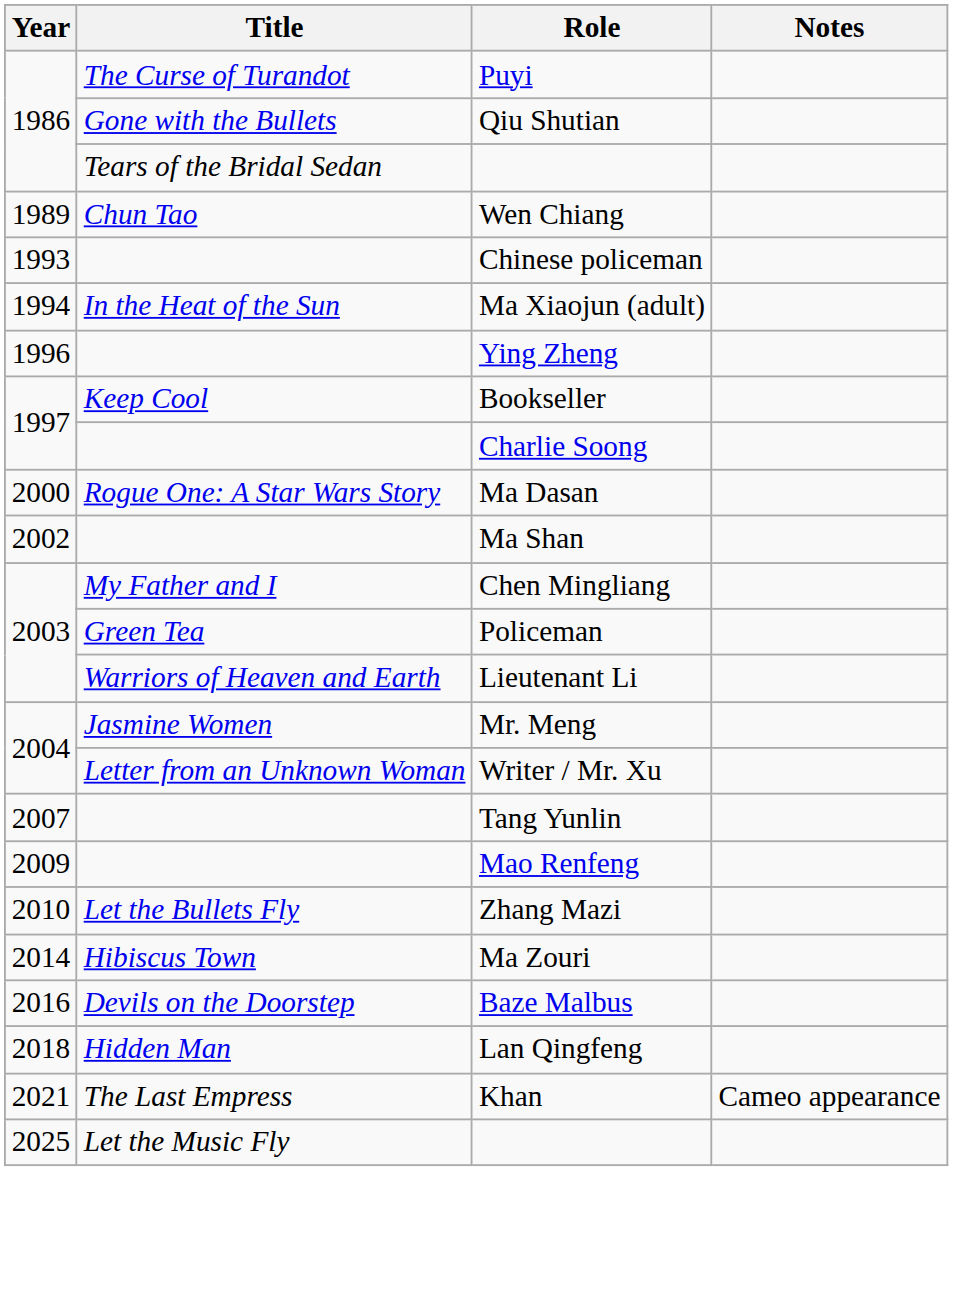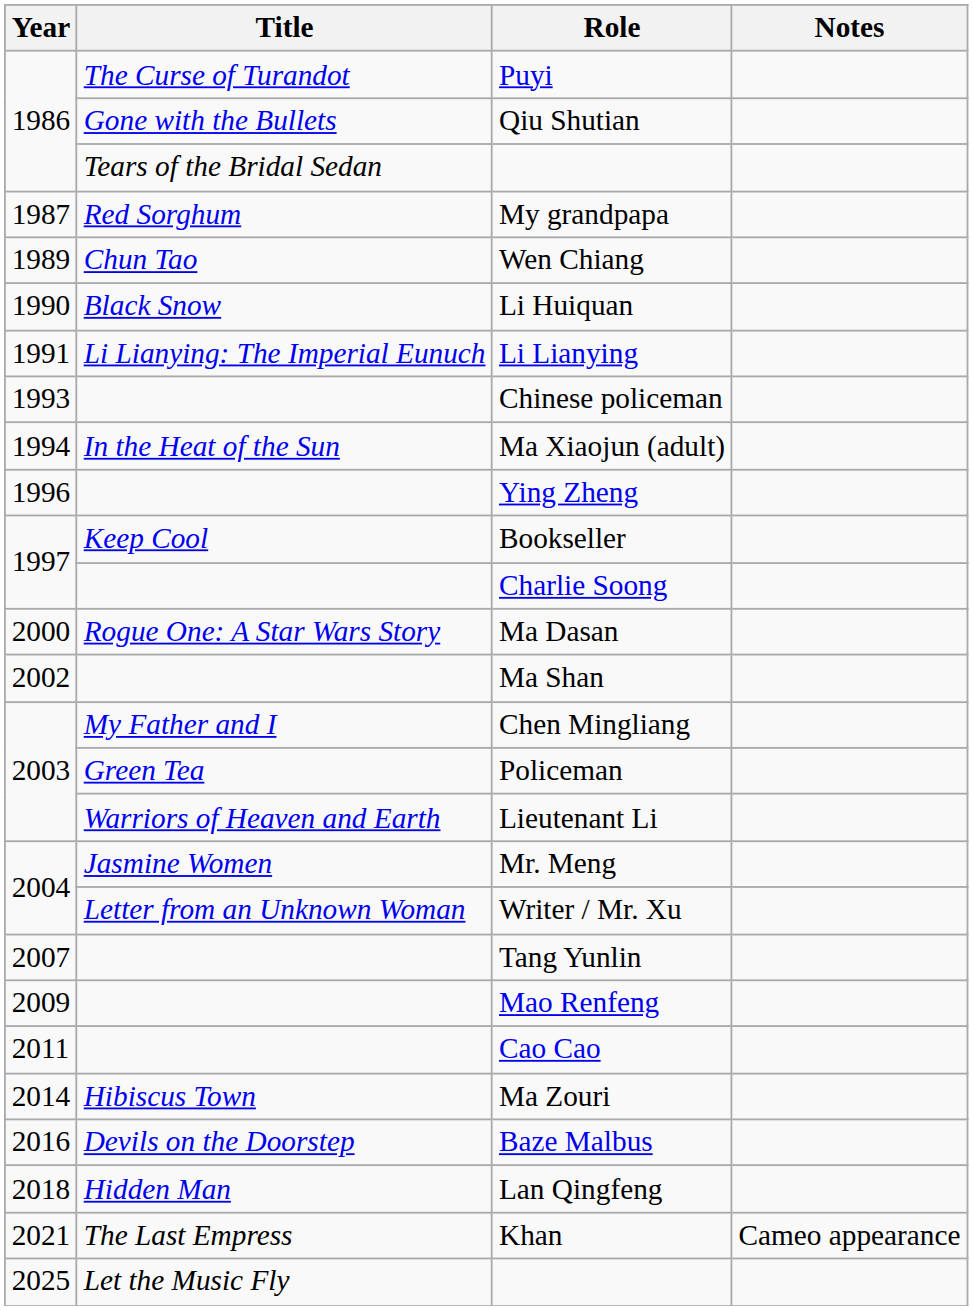+ row: (41, 213)
+ row: (41, 306)
+ row: (41, 352)
- row: (41, 910)
+ row: (40, 1049)
